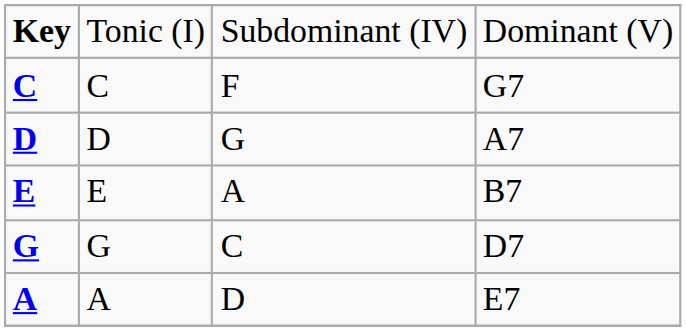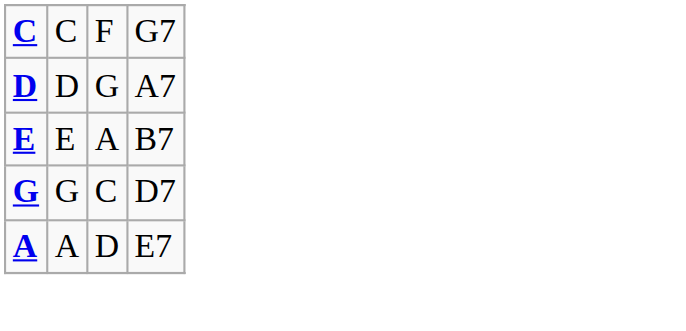- row: (42, 31)
